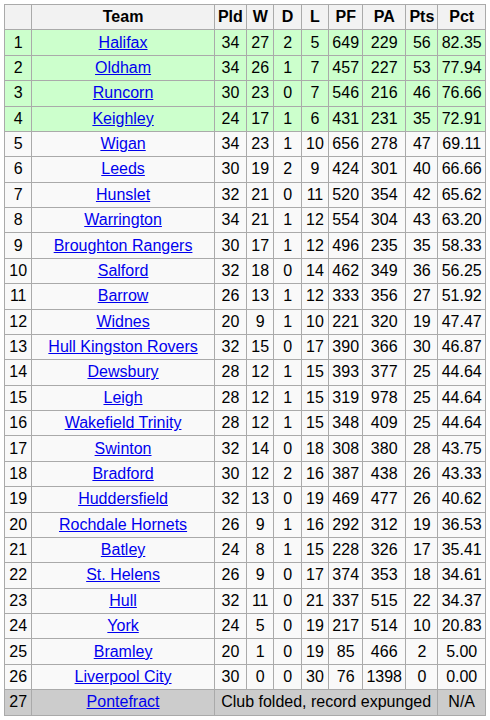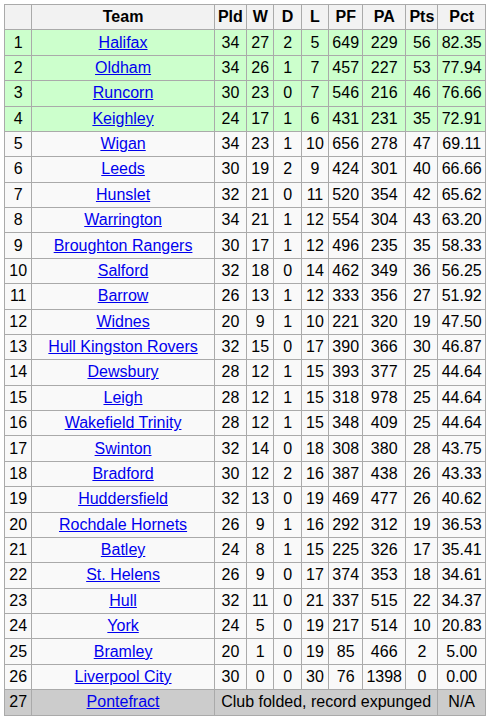(462, 321) 47.47 -> (462, 321) 47.50
(346, 397) 319 -> (346, 397) 318
(346, 550) 228 -> (346, 550) 225
